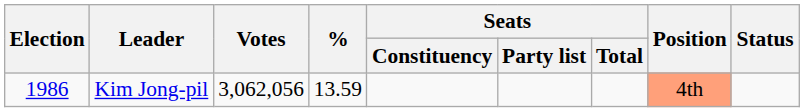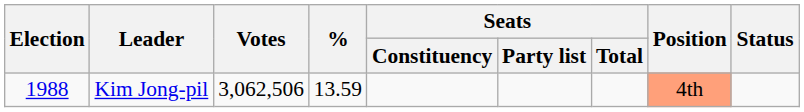(47, 89) 1986 -> (47, 89) 1988
(261, 89) 3,062,056 -> (261, 89) 3,062,506
